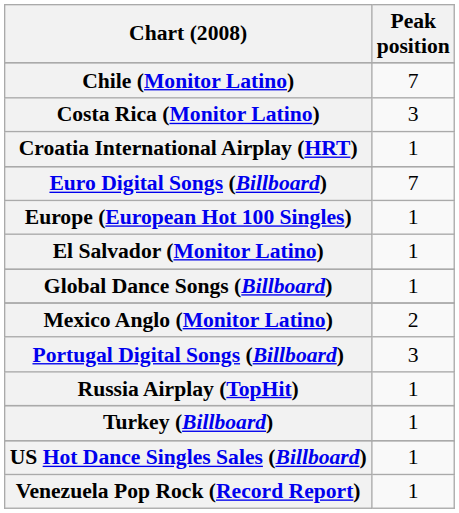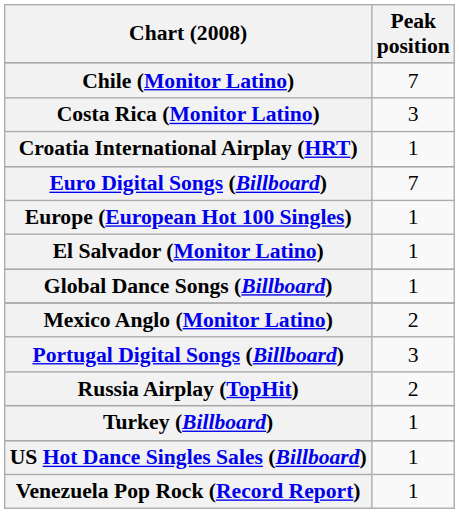(413, 388) 1 -> (413, 388) 2
